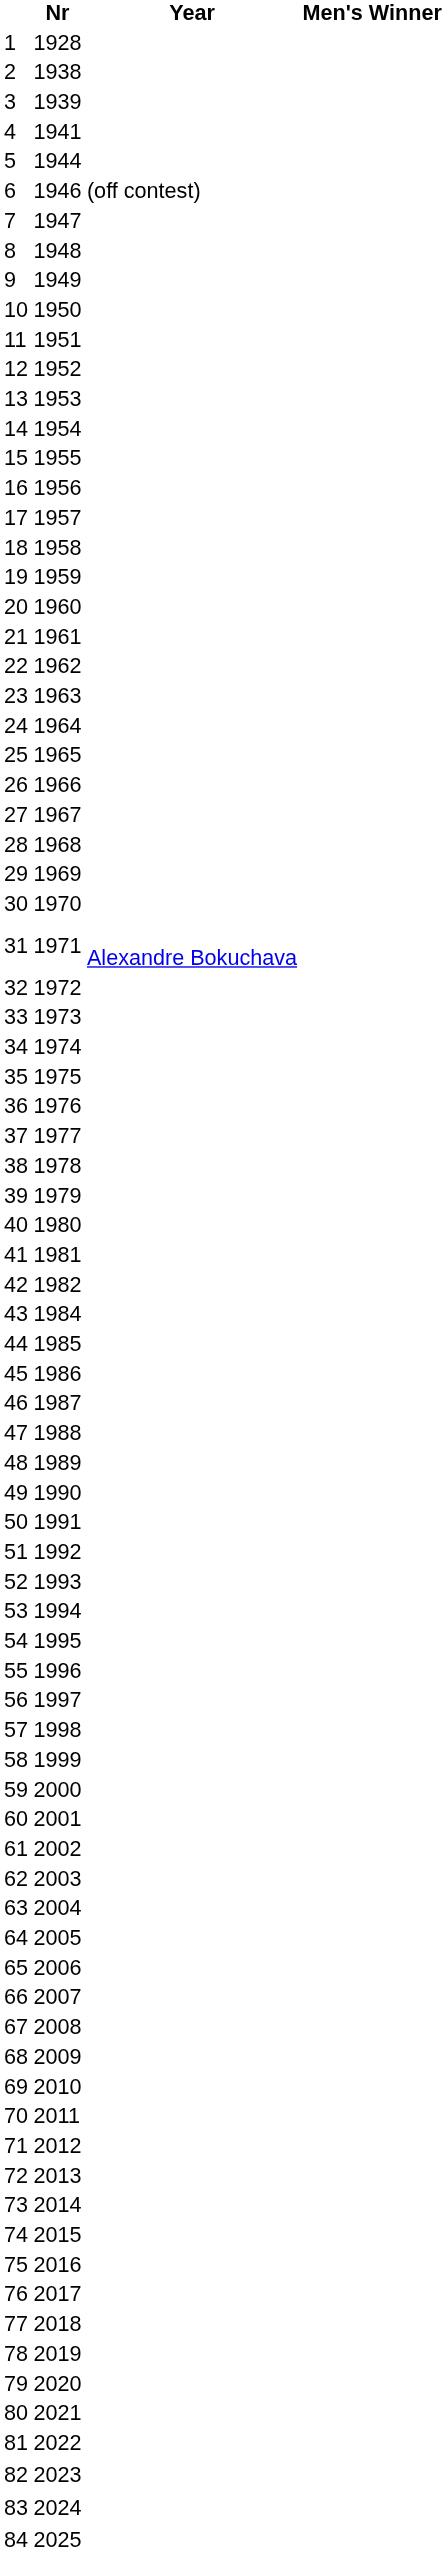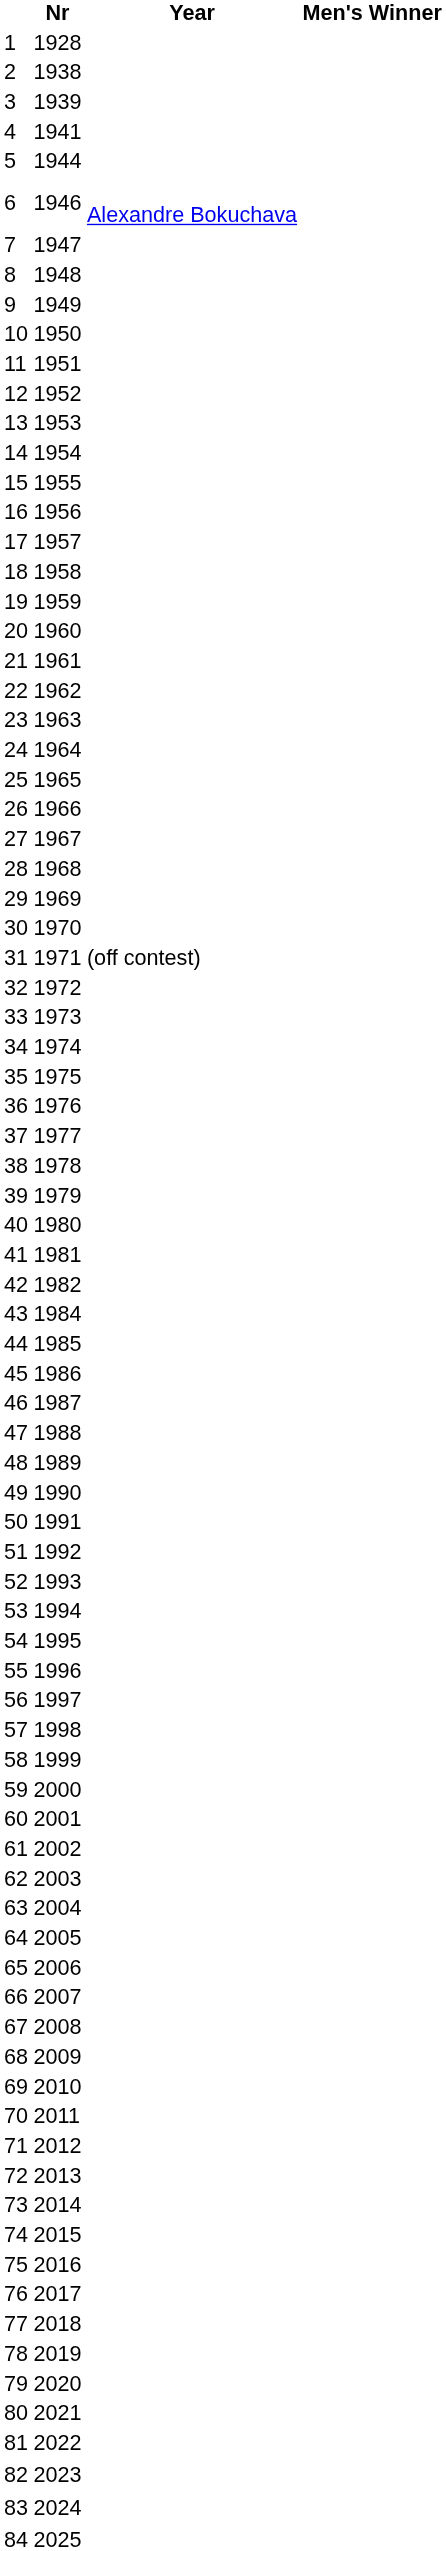(144, 191) (off contest) -> (192, 215) Alexandre Bokuchava
(192, 958) Alexandre Bokuchava -> (144, 958) (off contest)
